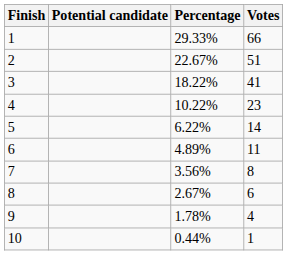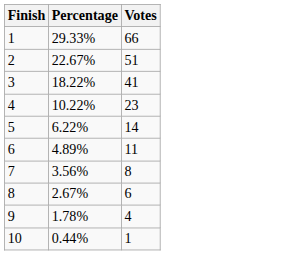- column: (110, 15)
